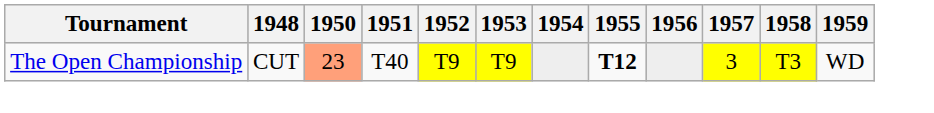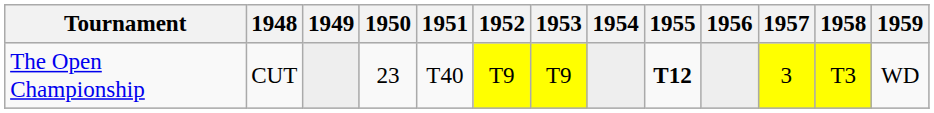+ column: (331, 23)
(333, 61) lightsalmon background -> (388, 75) no background
